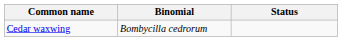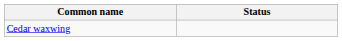- column: (174, 12)
